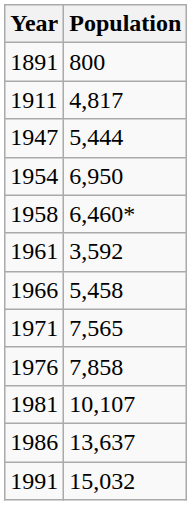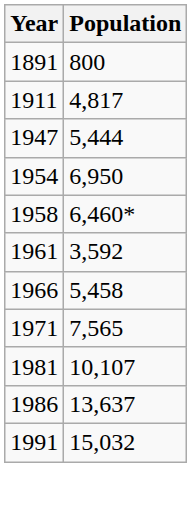- row: (34, 366)
